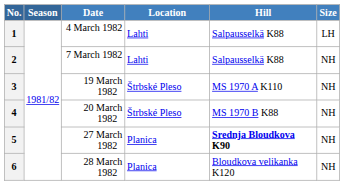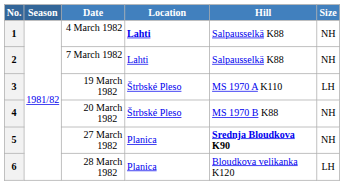(138, 33) normal -> (139, 33) bold
(328, 33) LH -> (328, 33) NH
(328, 86) NH -> (328, 86) LH
(328, 166) NH -> (328, 166) LH
